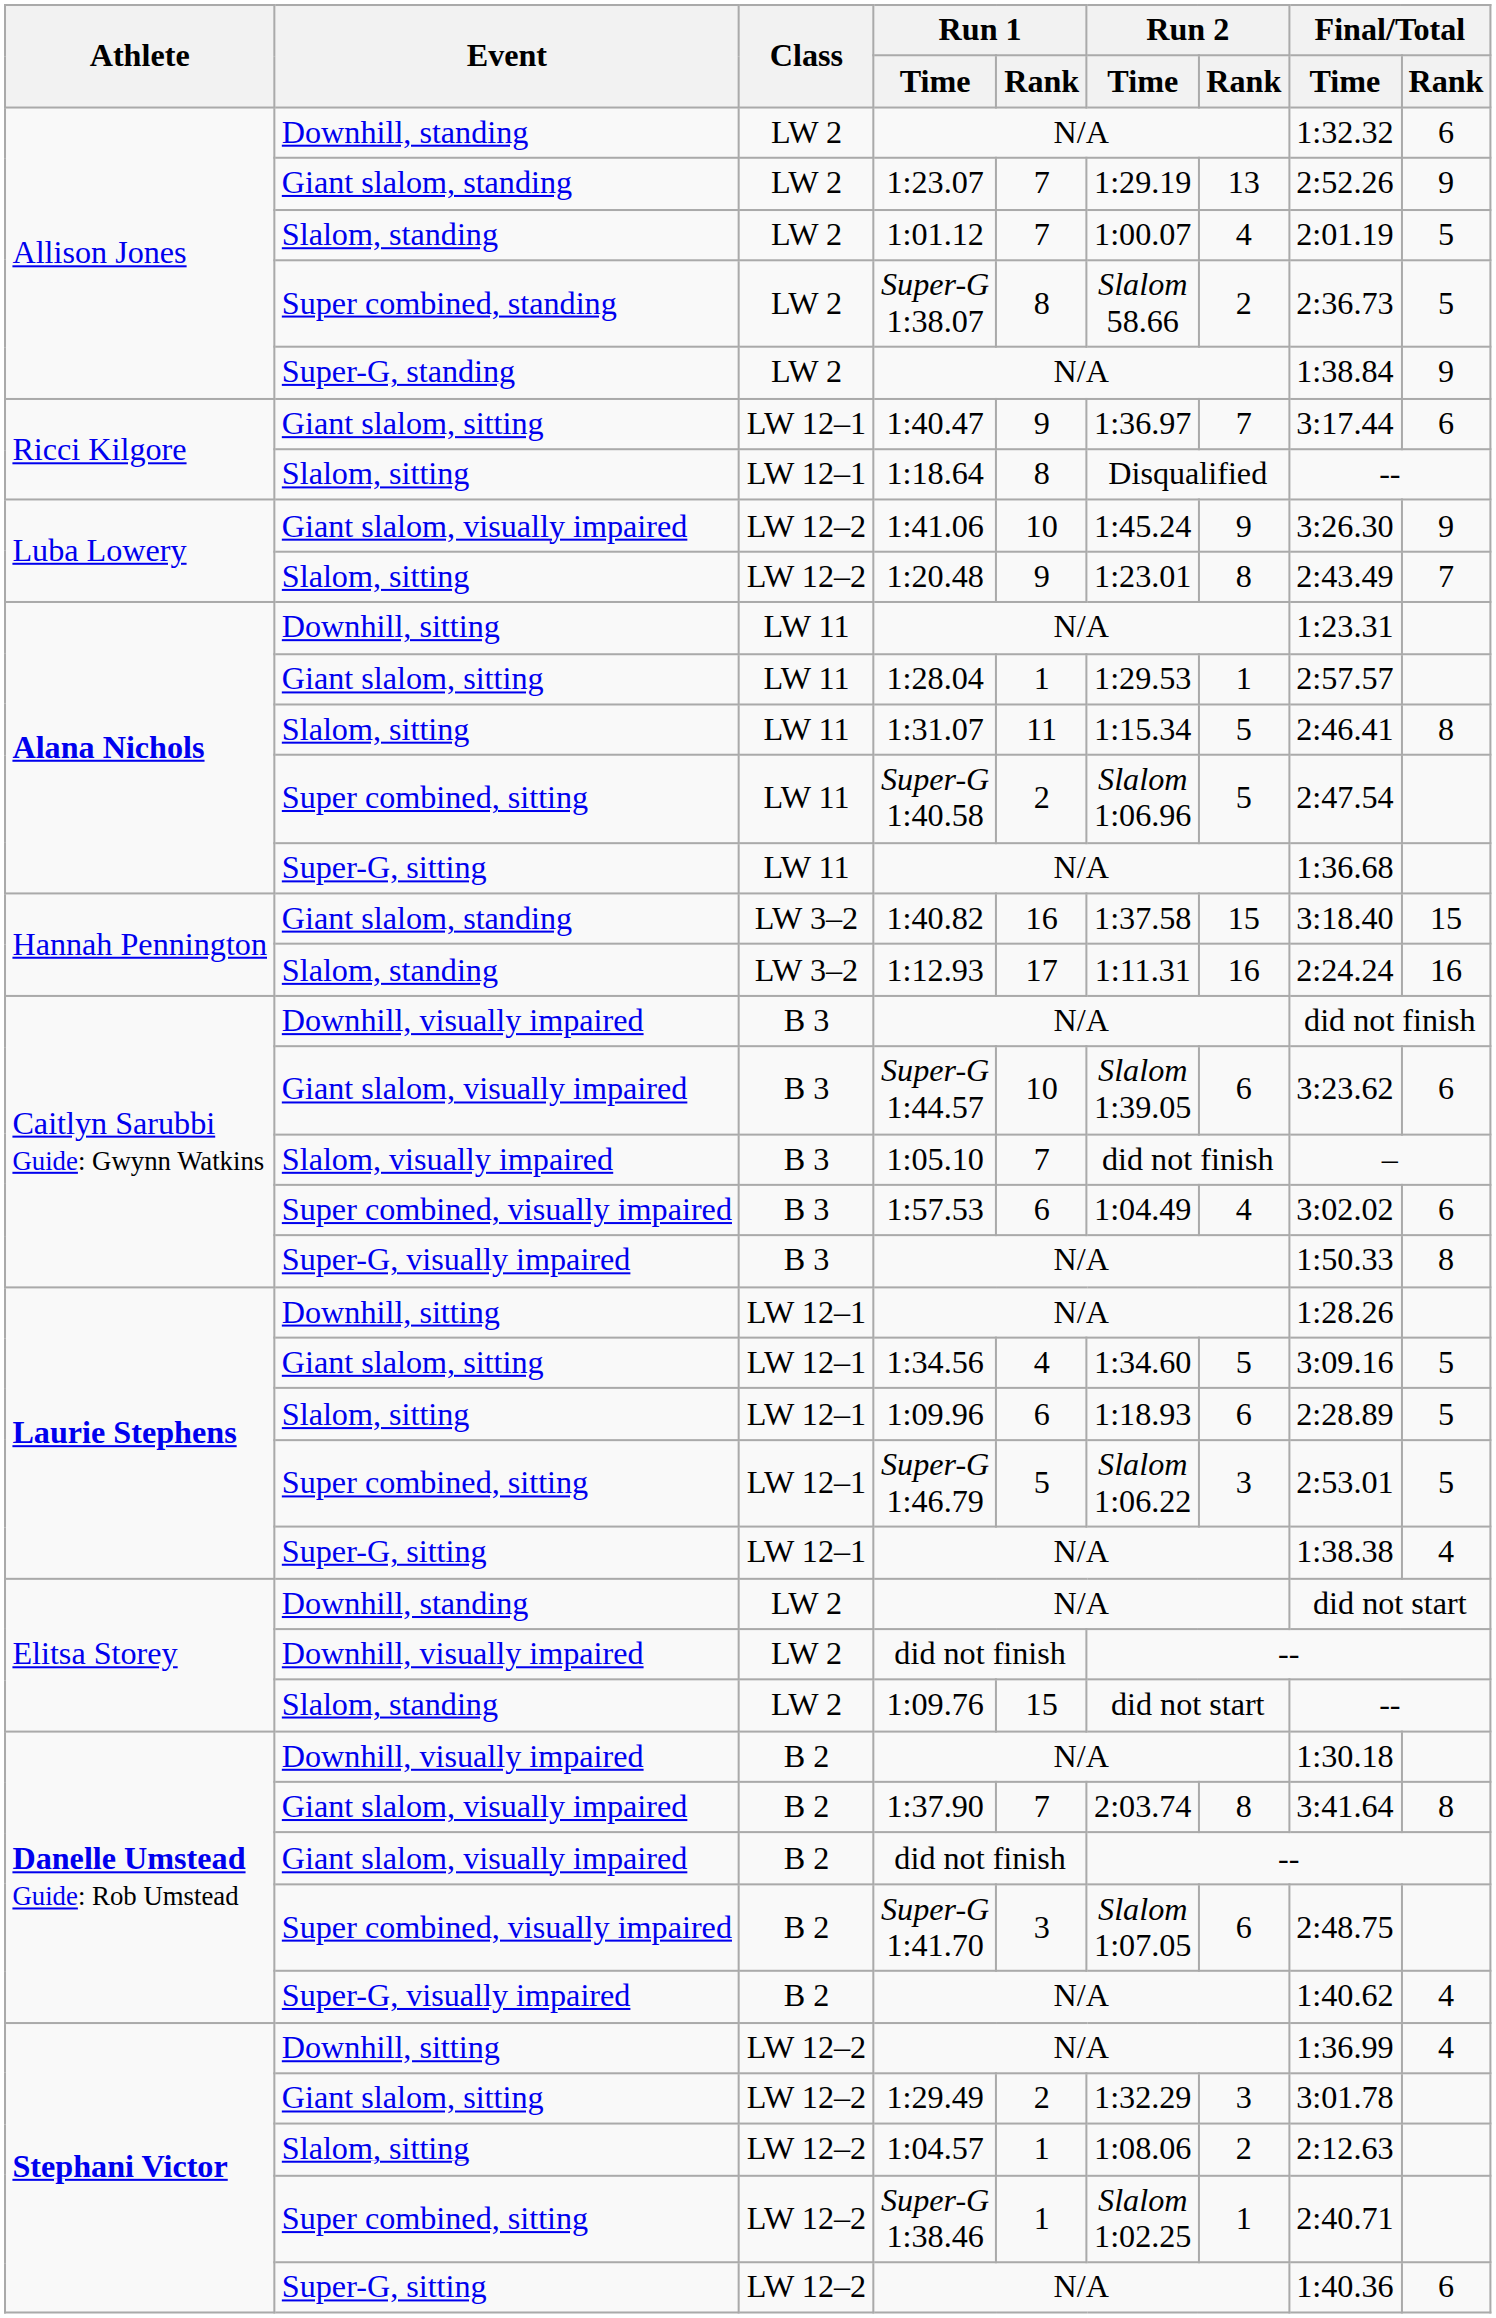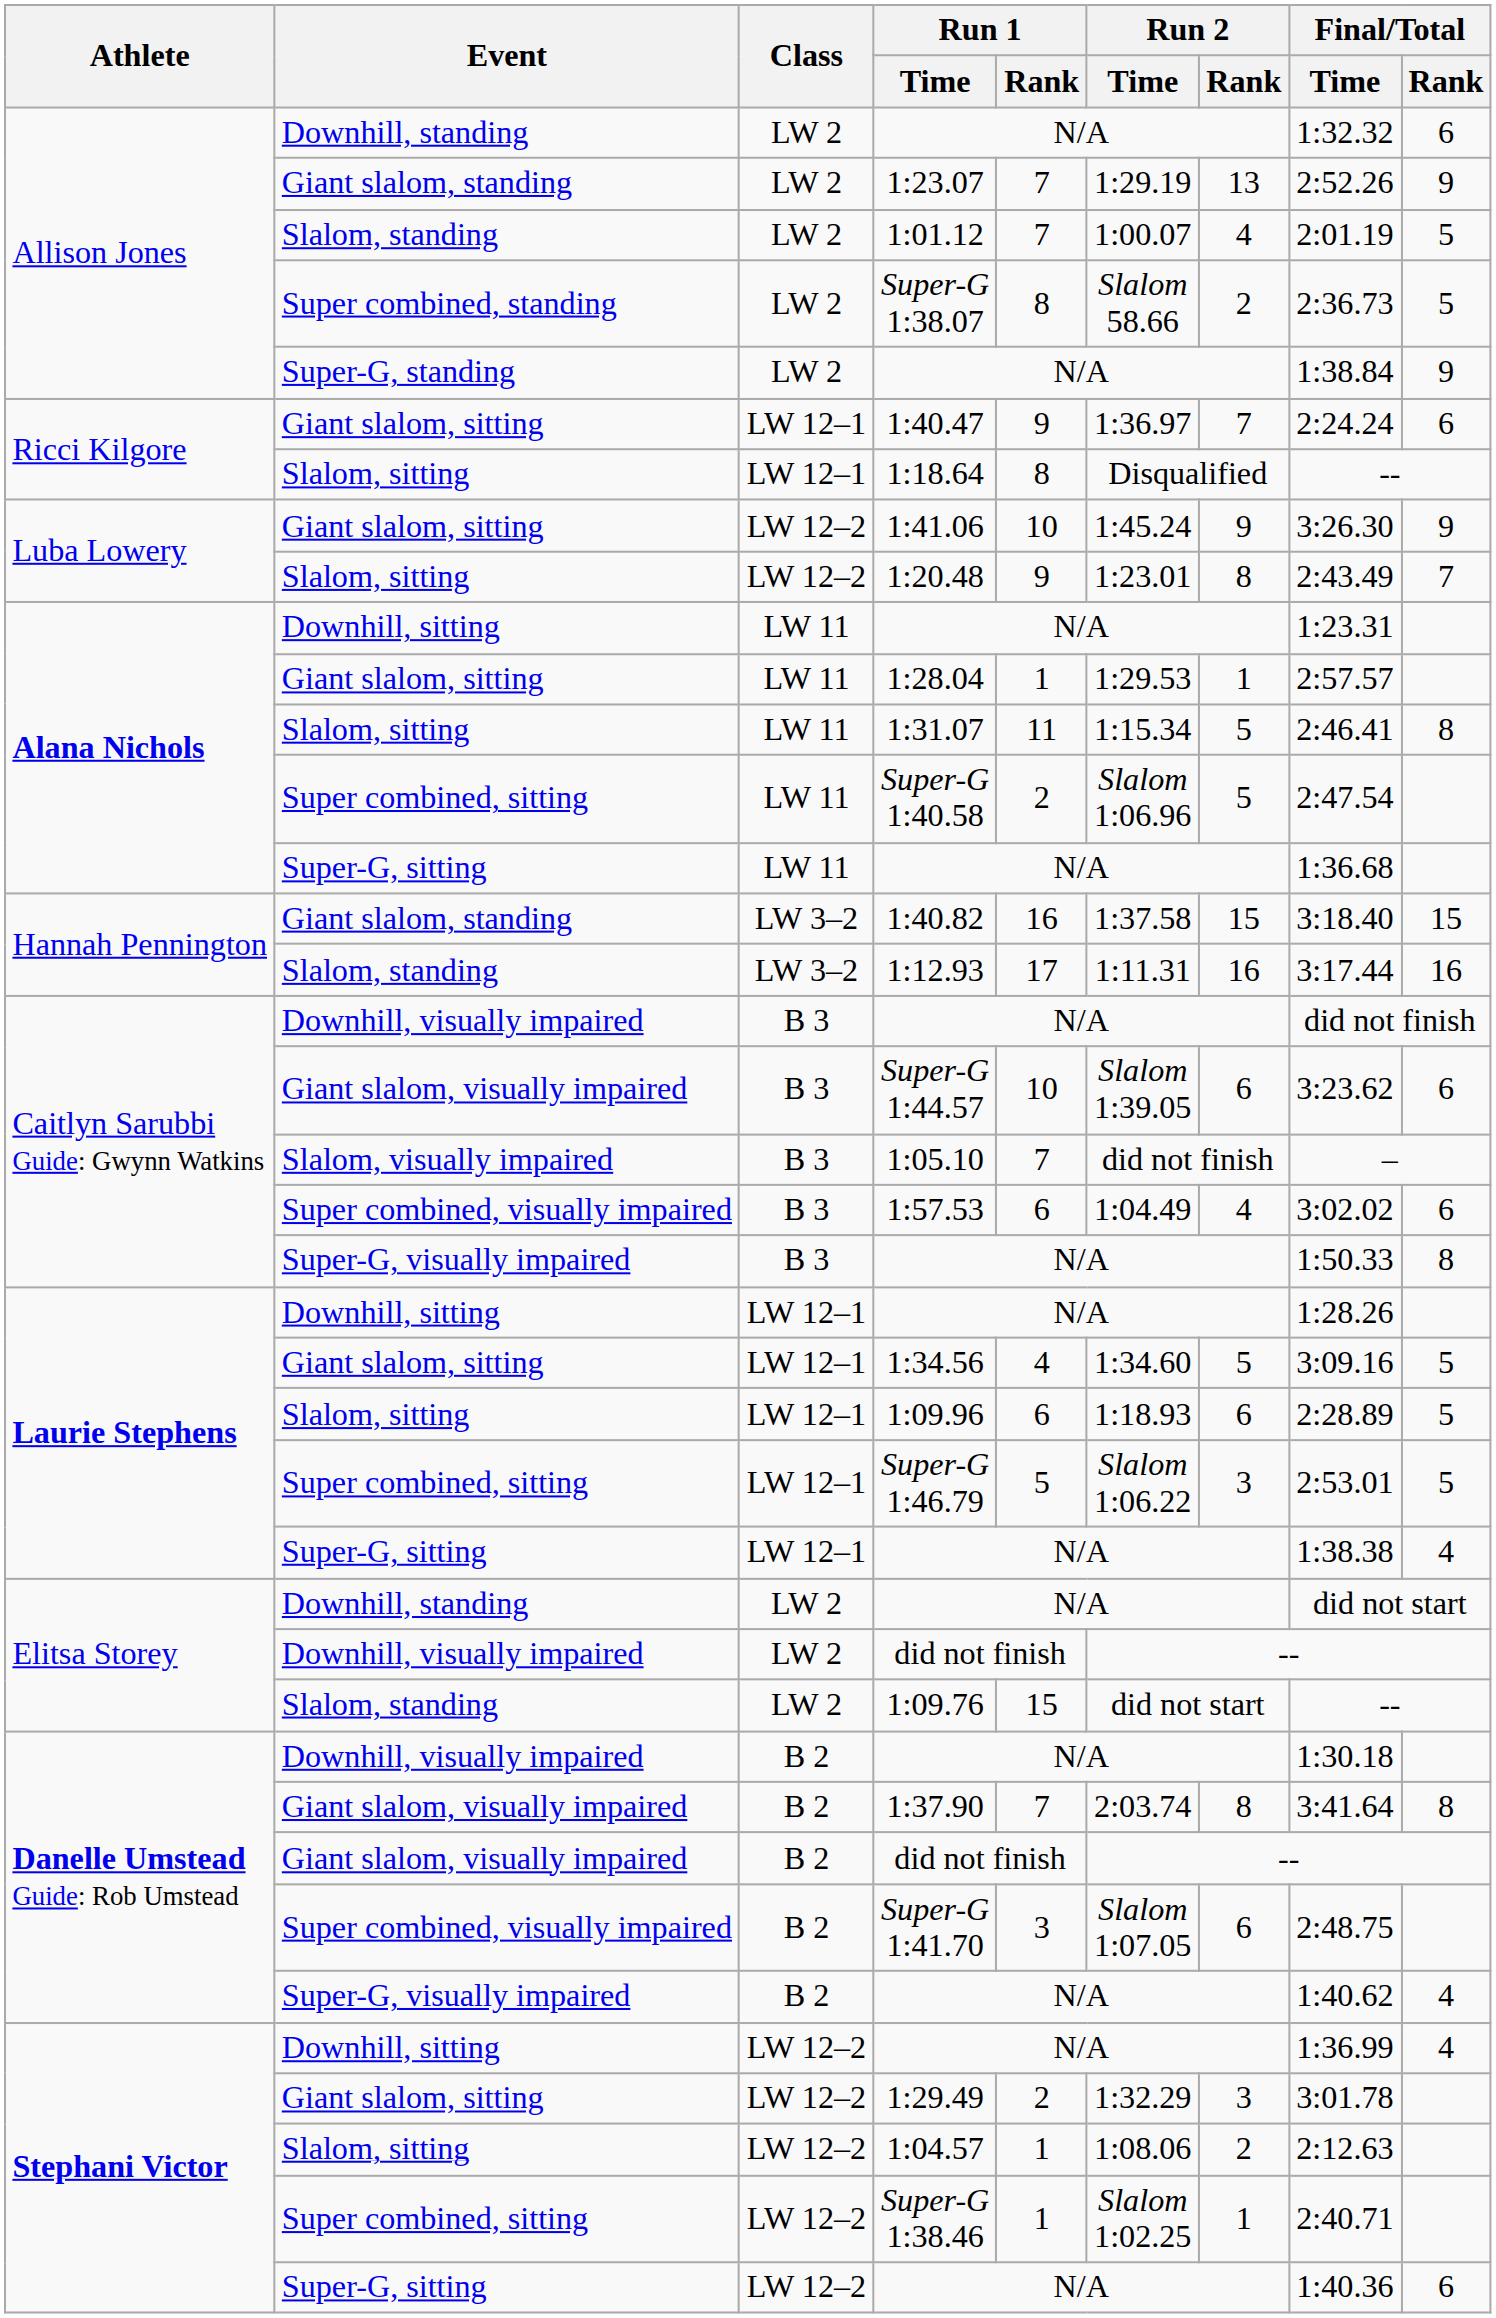(1345, 423) 3:17.44 -> (1345, 423) 2:24.24
(485, 525) Giant slalom, visually impaired -> (413, 525) Giant slalom, sitting
(1345, 969) 2:24.24 -> (1345, 969) 3:17.44
